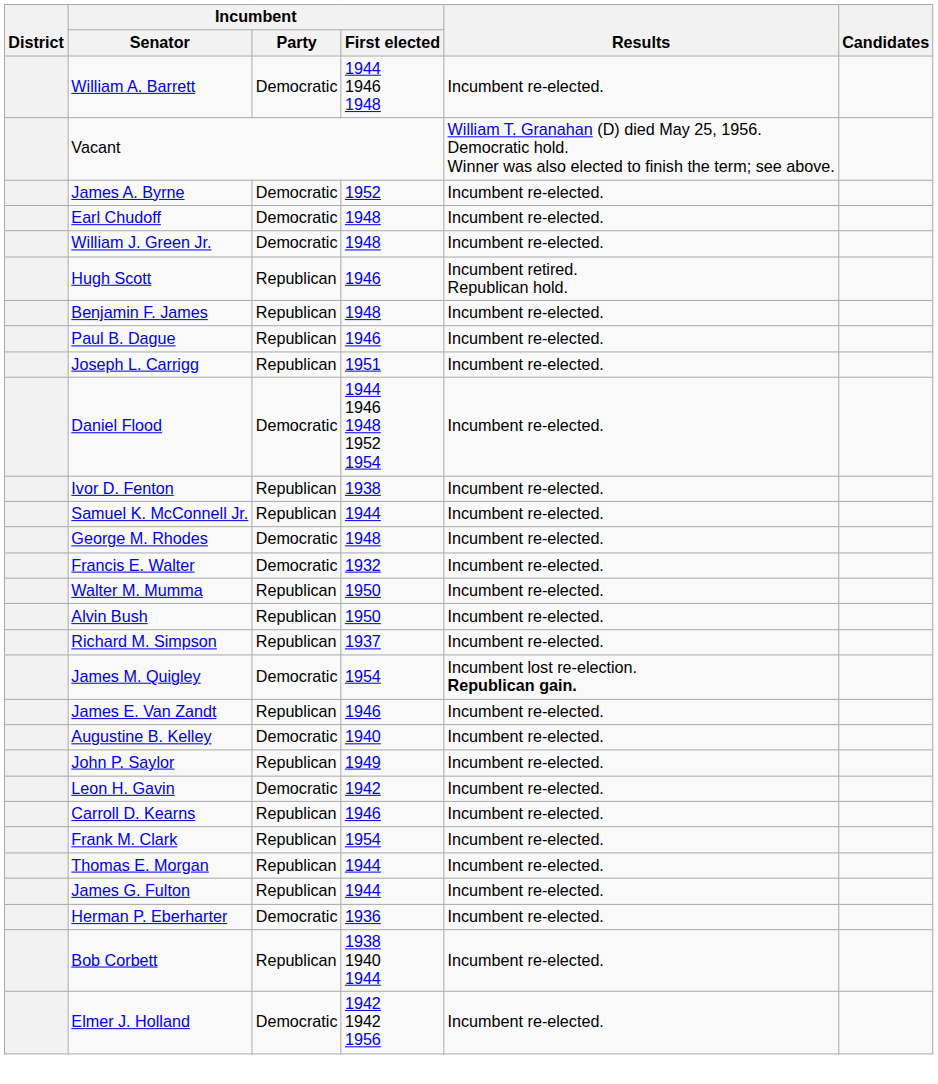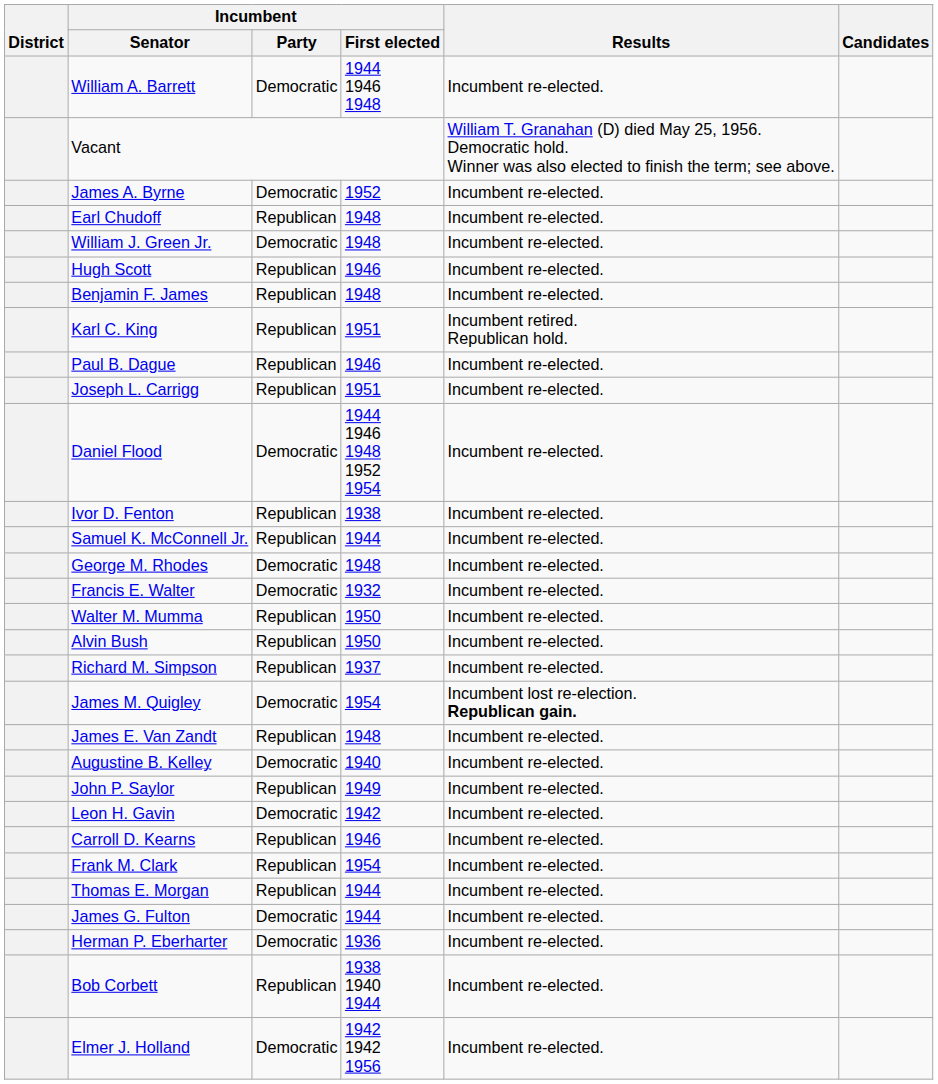(297, 218) Democratic -> (296, 218) Republican
(513, 278) Incumbent retired. Republican hold. -> (526, 269) Incumbent re-elected.
+ row: (114, 329)
(363, 711) 1946 -> (363, 737) 1948
(296, 891) Republican -> (297, 916) Democratic
